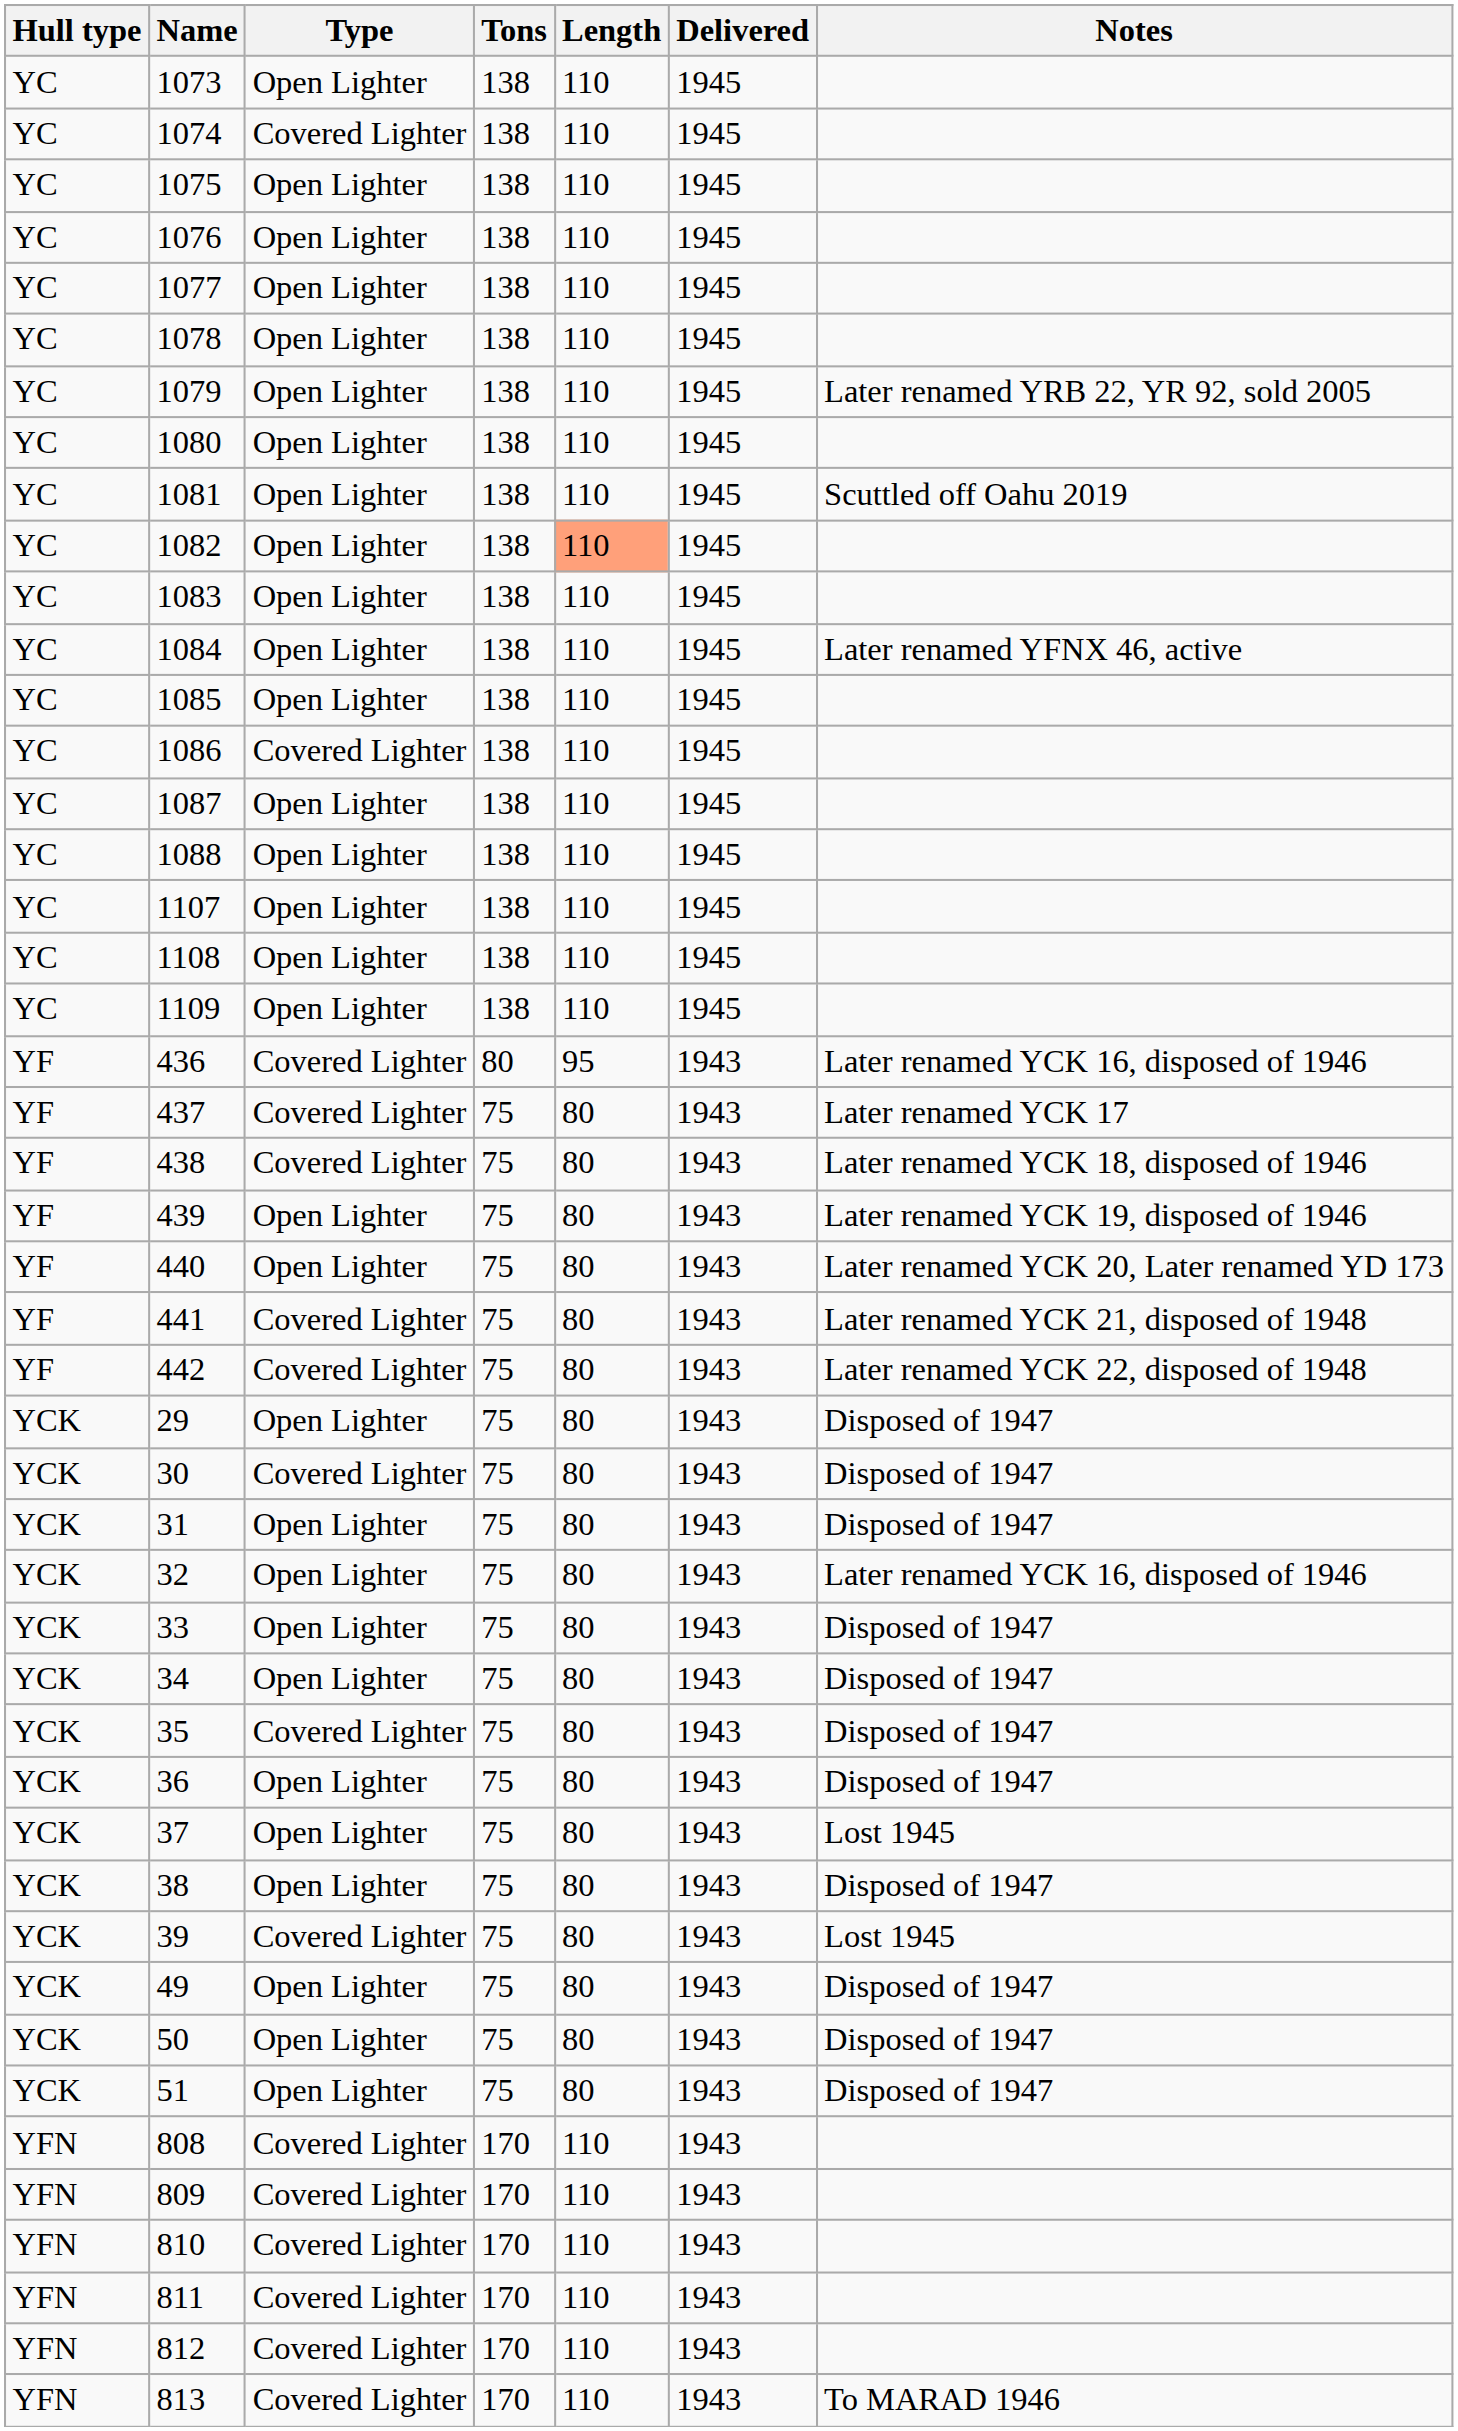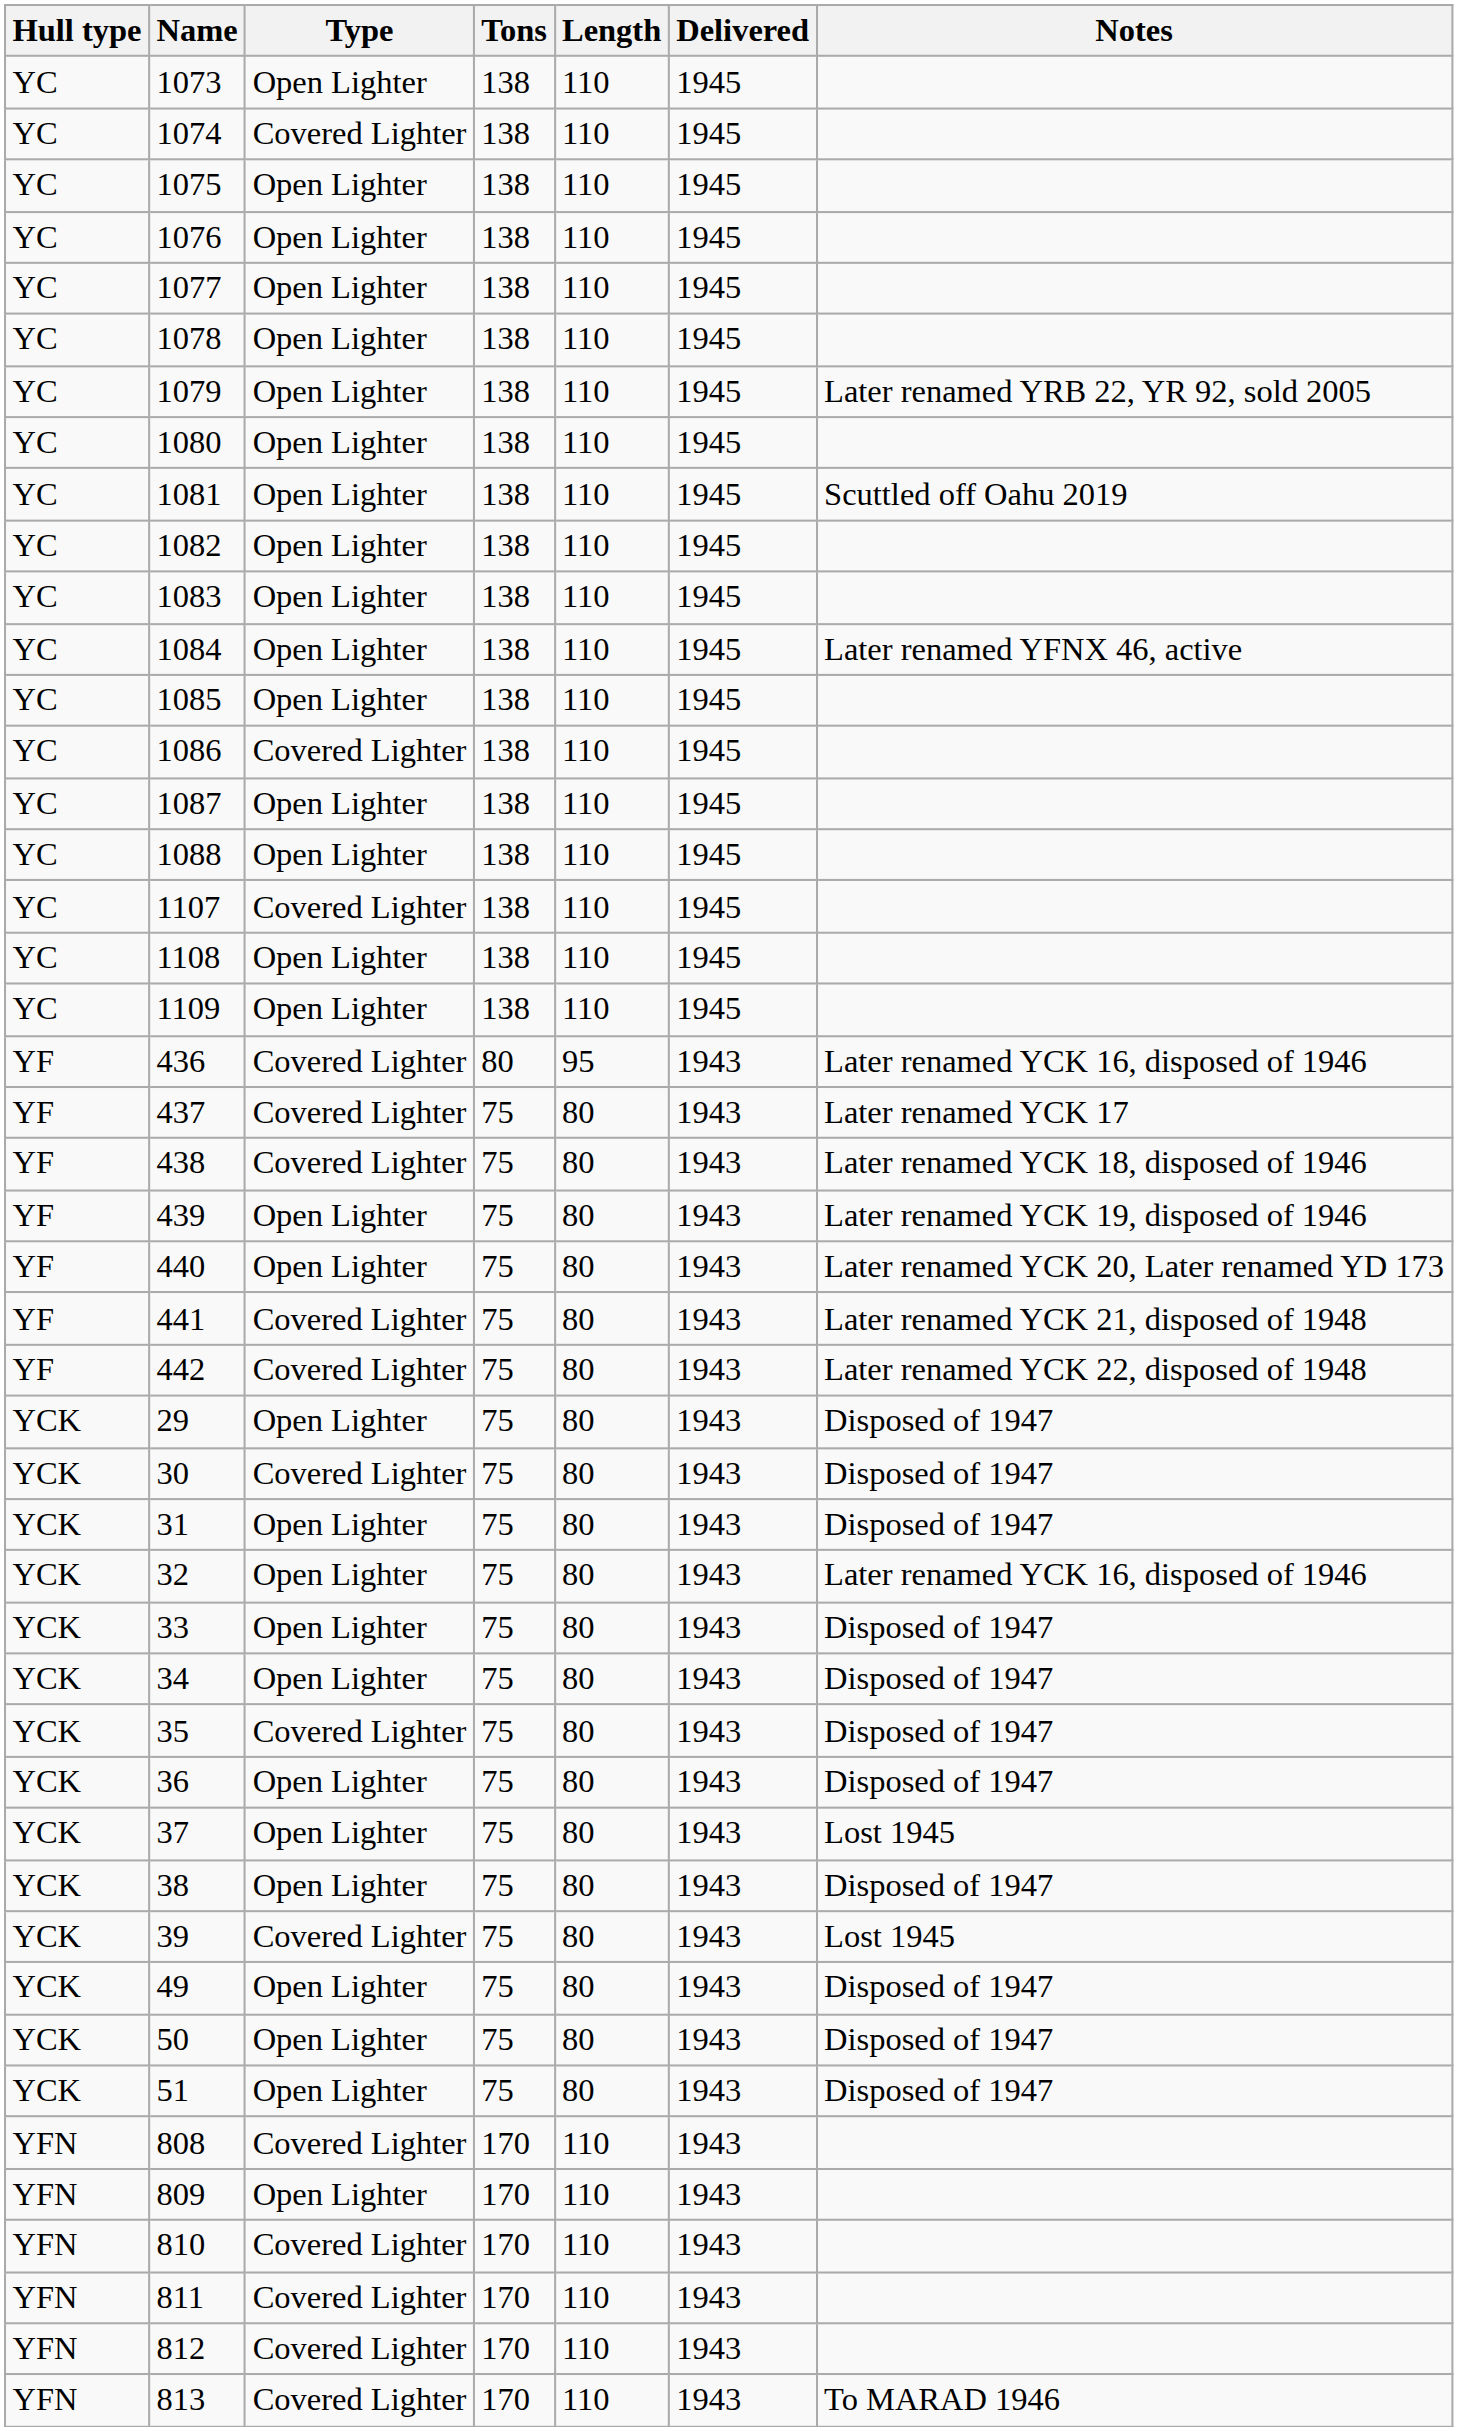(586, 545) lightsalmon background -> (586, 545) no background
(340, 905) Open Lighter -> (360, 905) Covered Lighter
(360, 2193) Covered Lighter -> (340, 2193) Open Lighter
